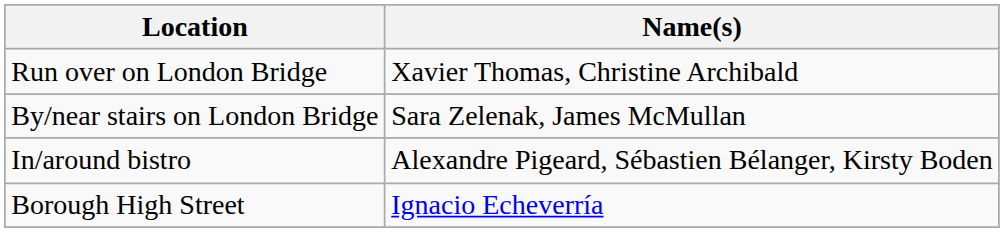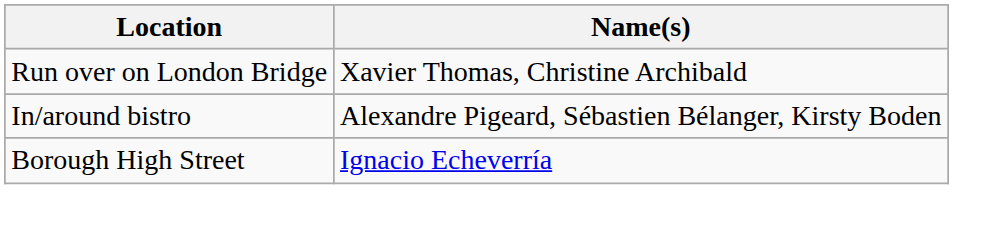- row: (195, 115)
